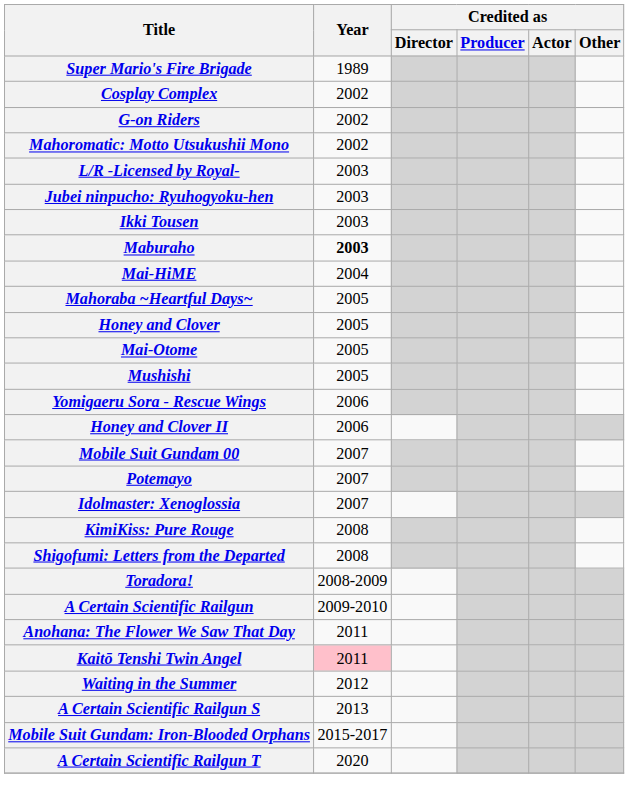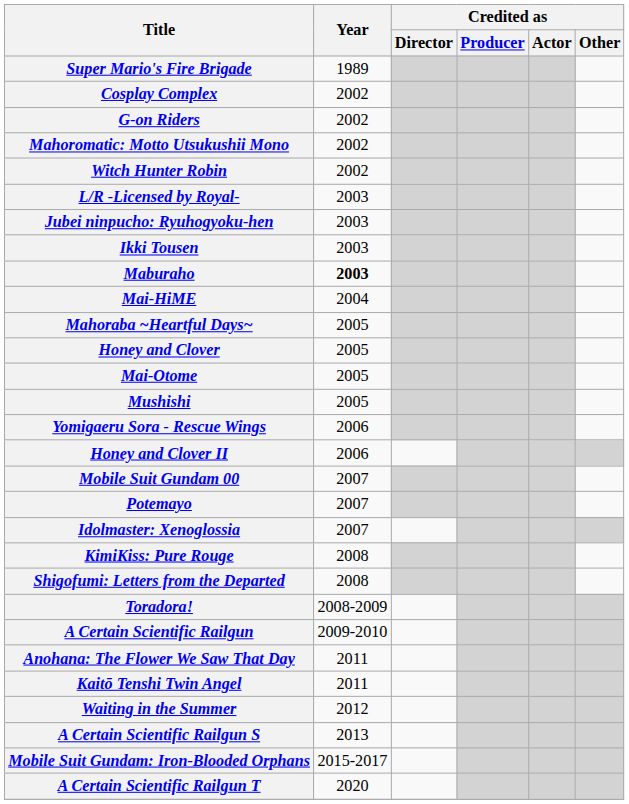+ row: (159, 171)
(352, 658) pink background -> (352, 683) no background
